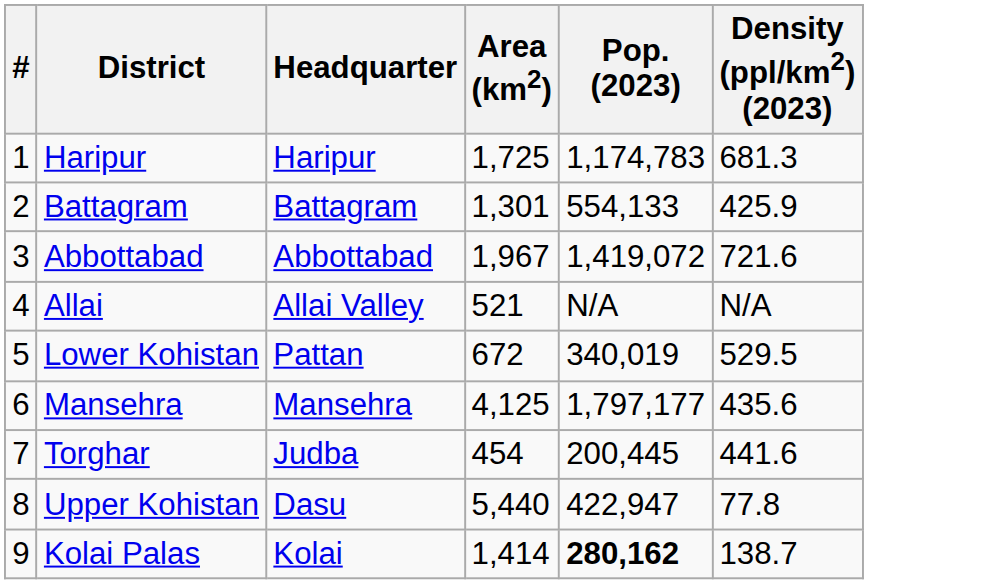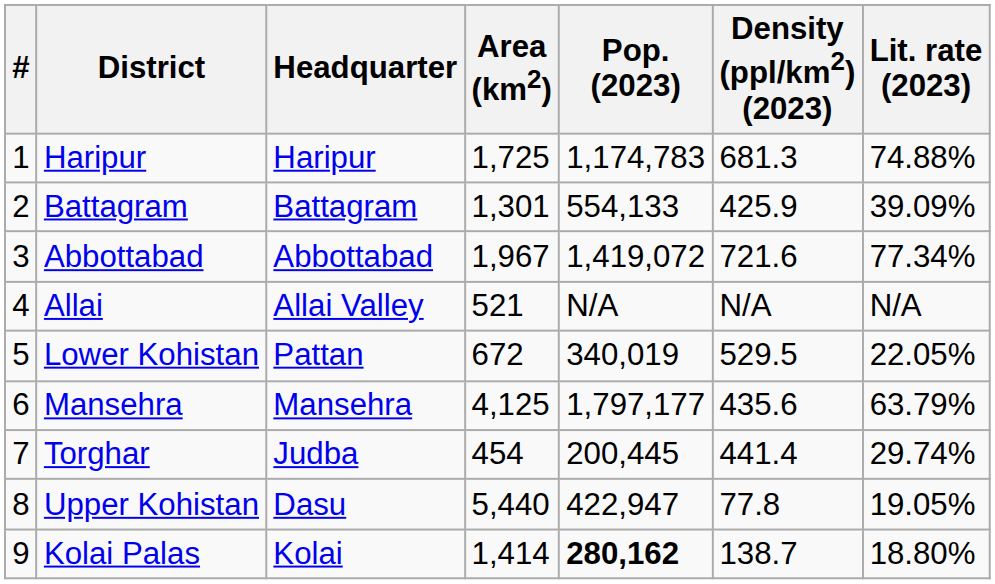+ column: (926, 68)
(759, 454) 441.6 -> (759, 454) 441.4
